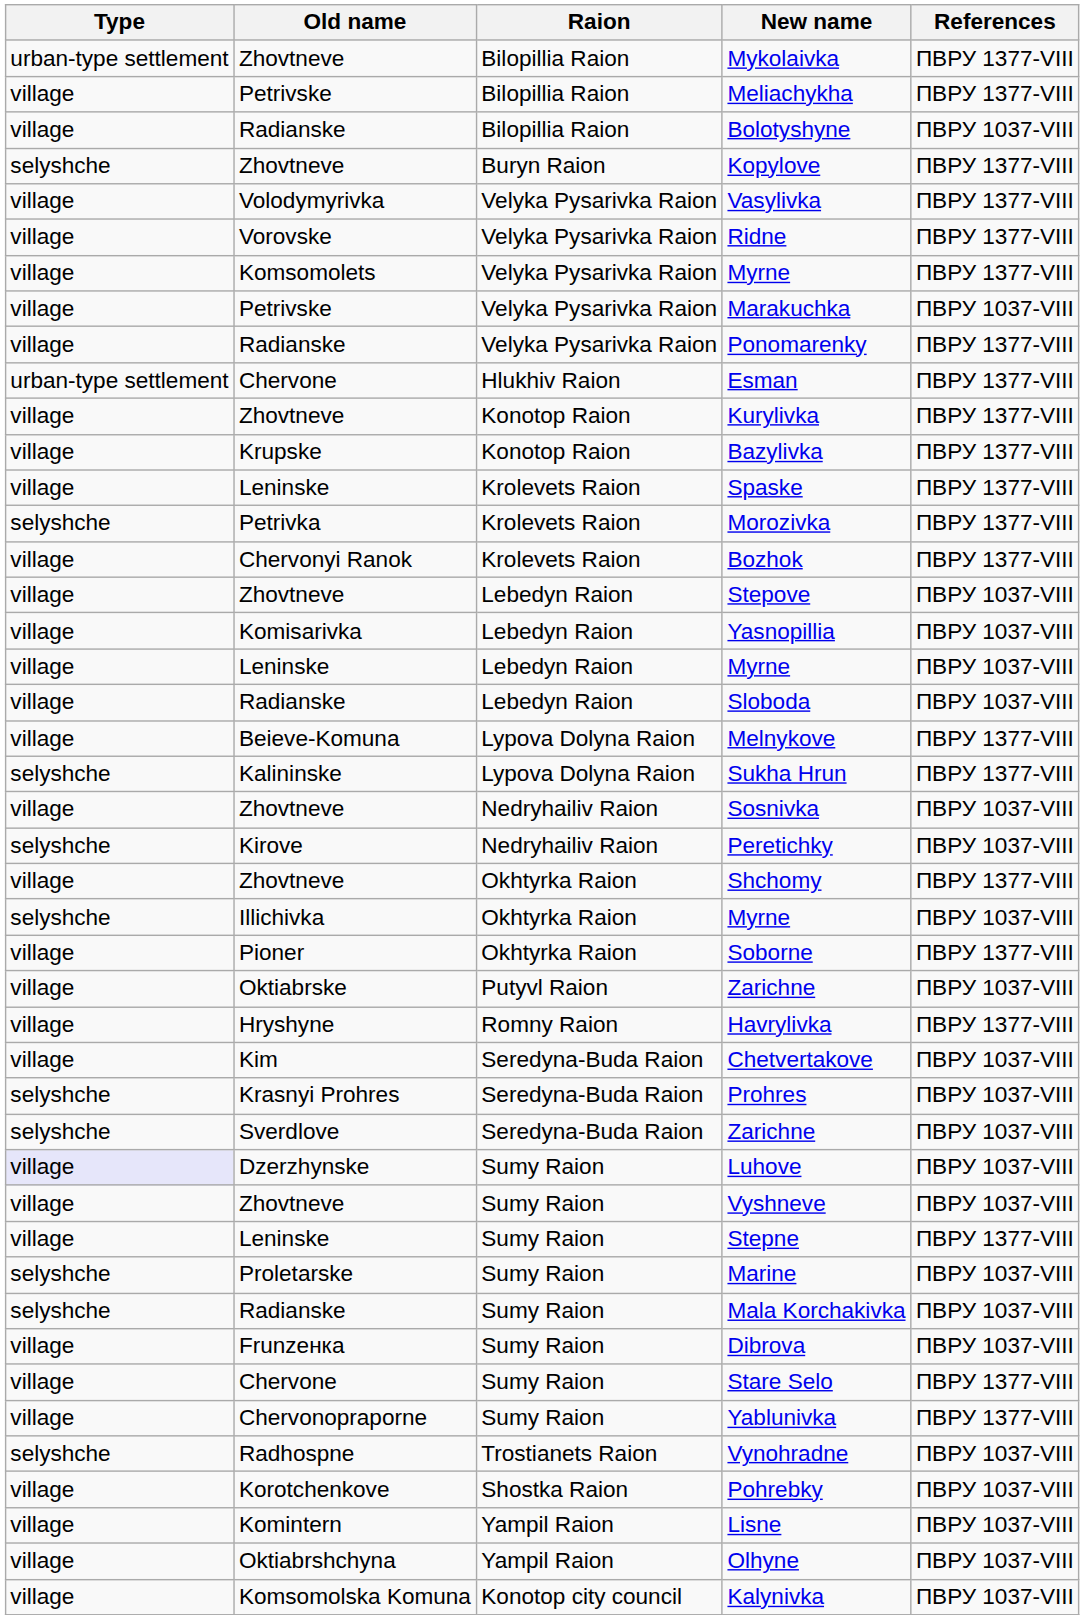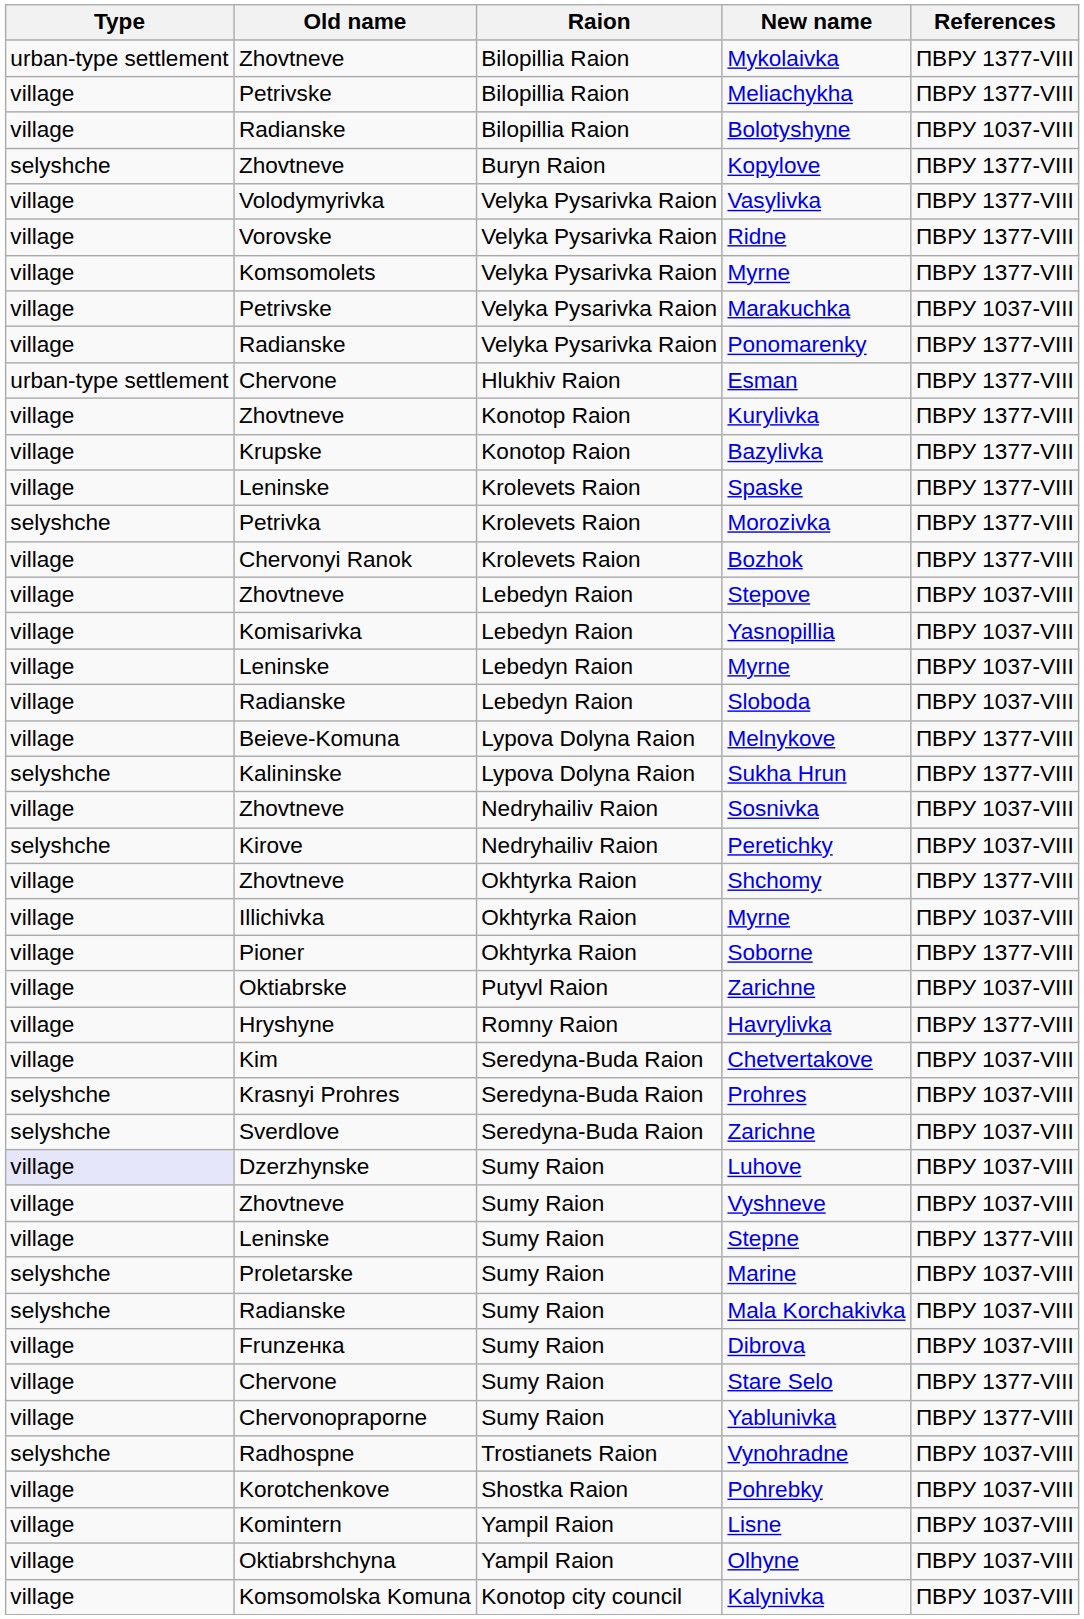(61, 916) selyshche -> (42, 916) village
